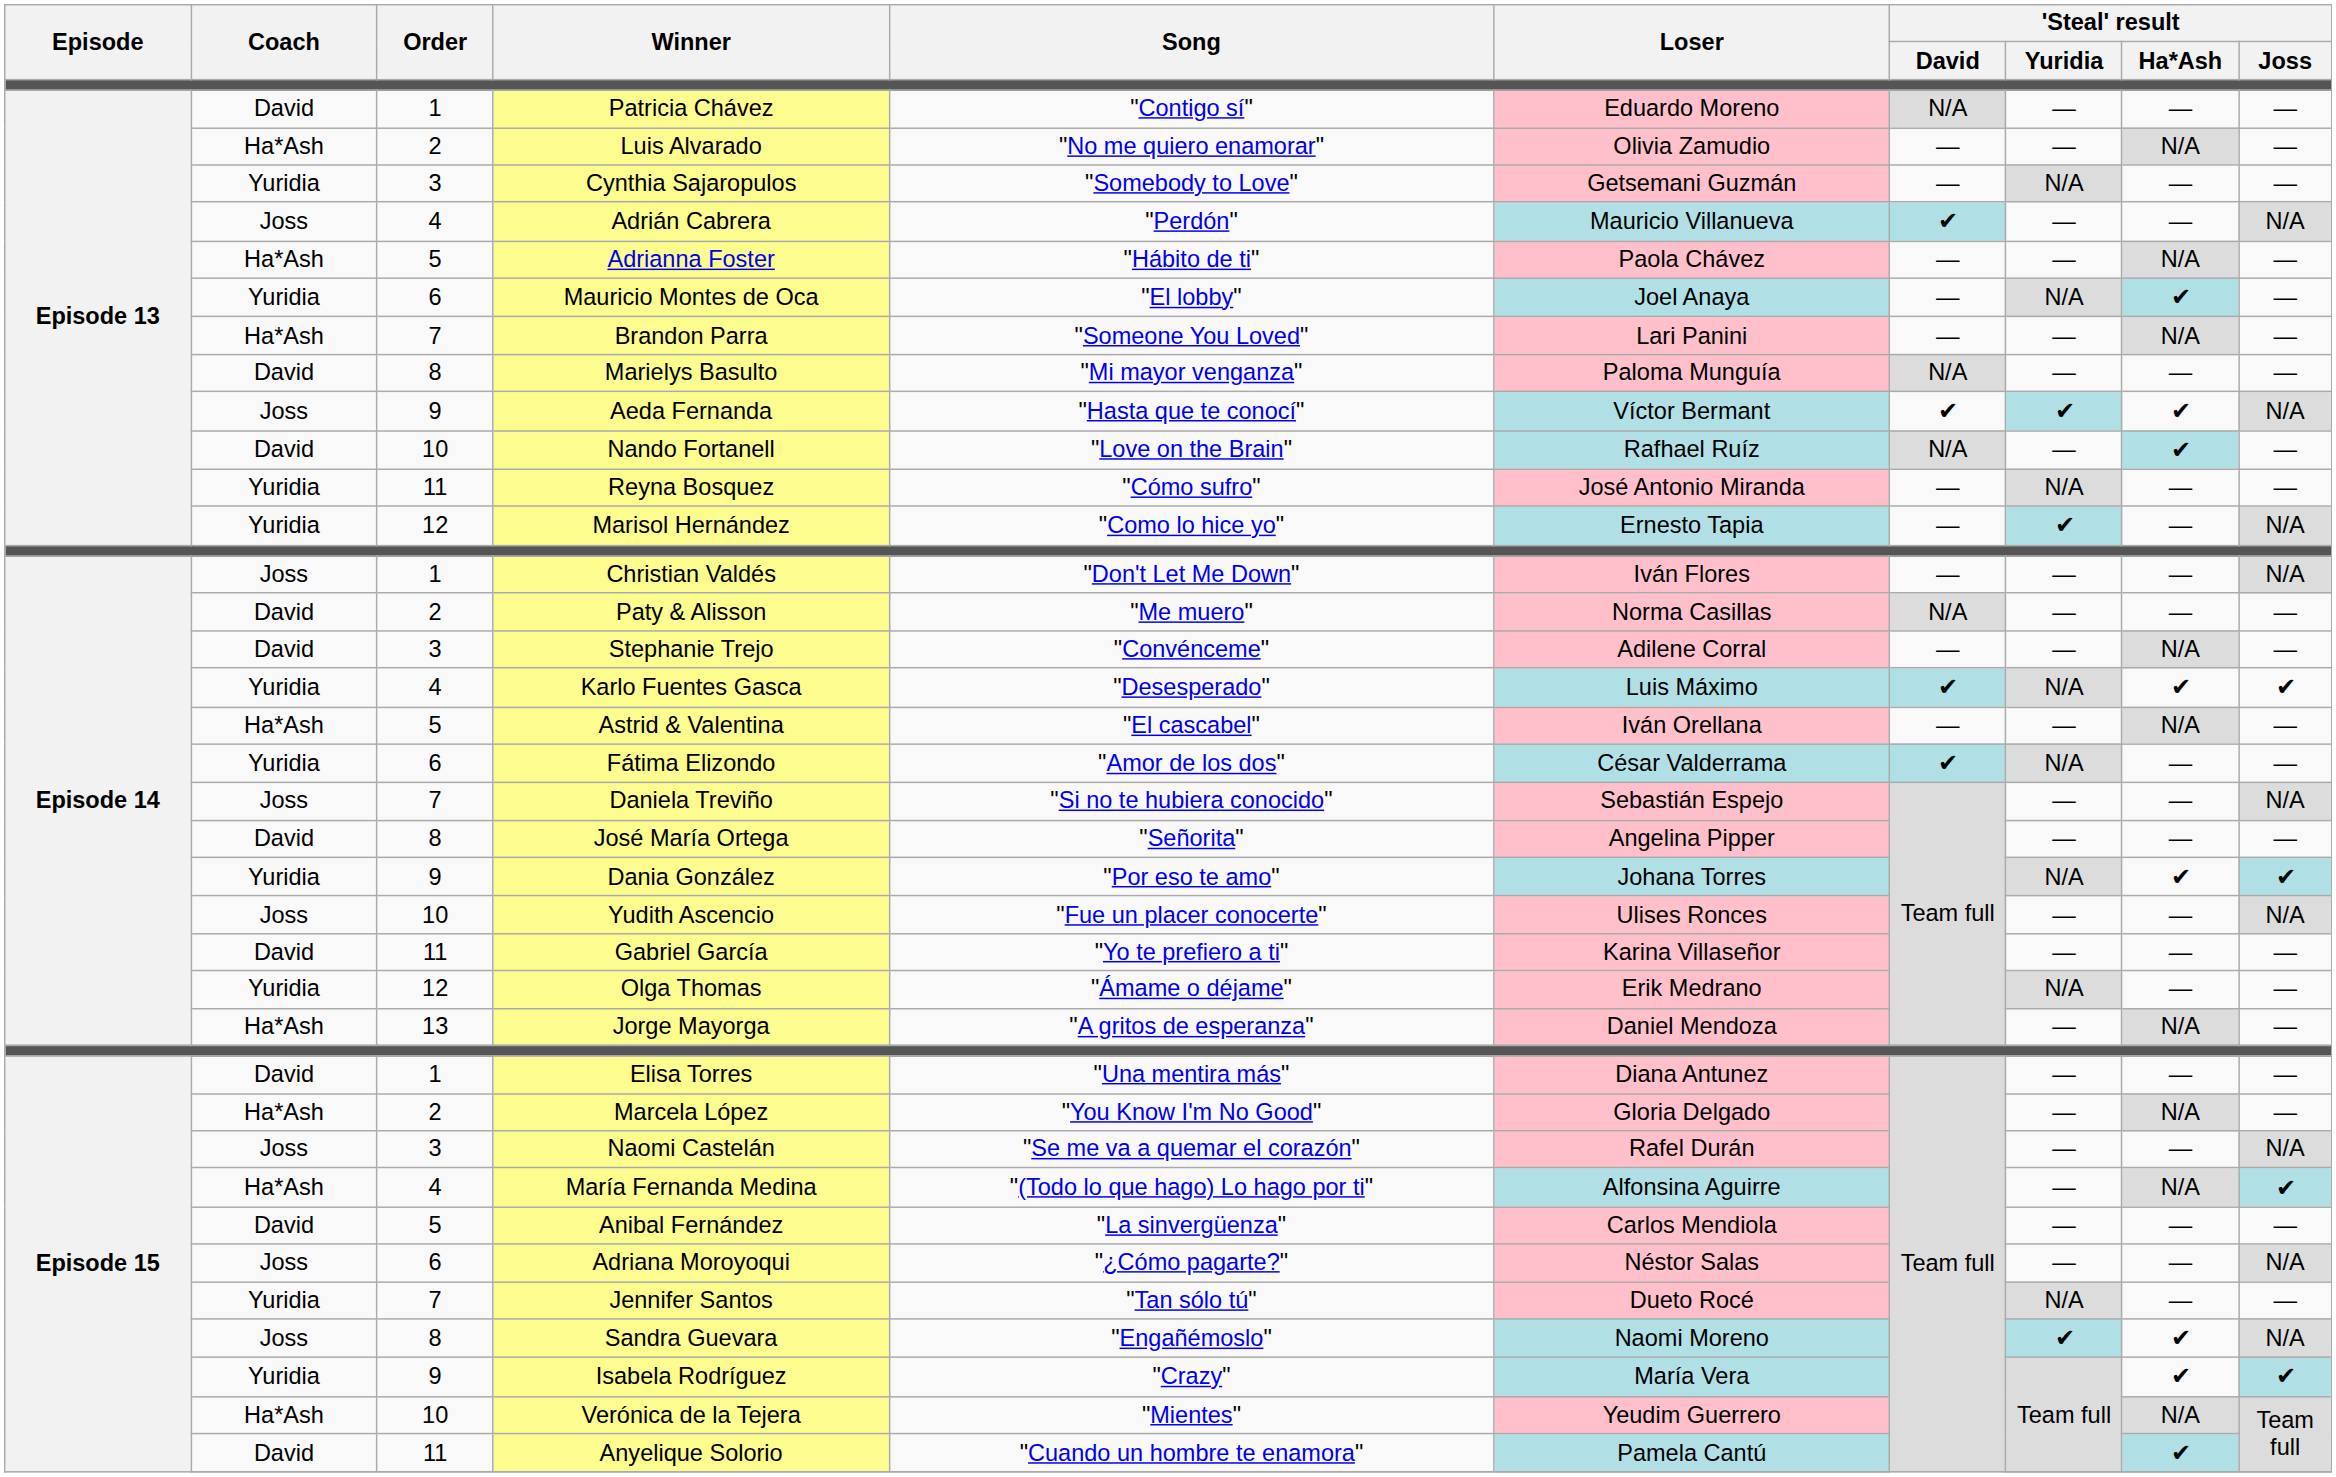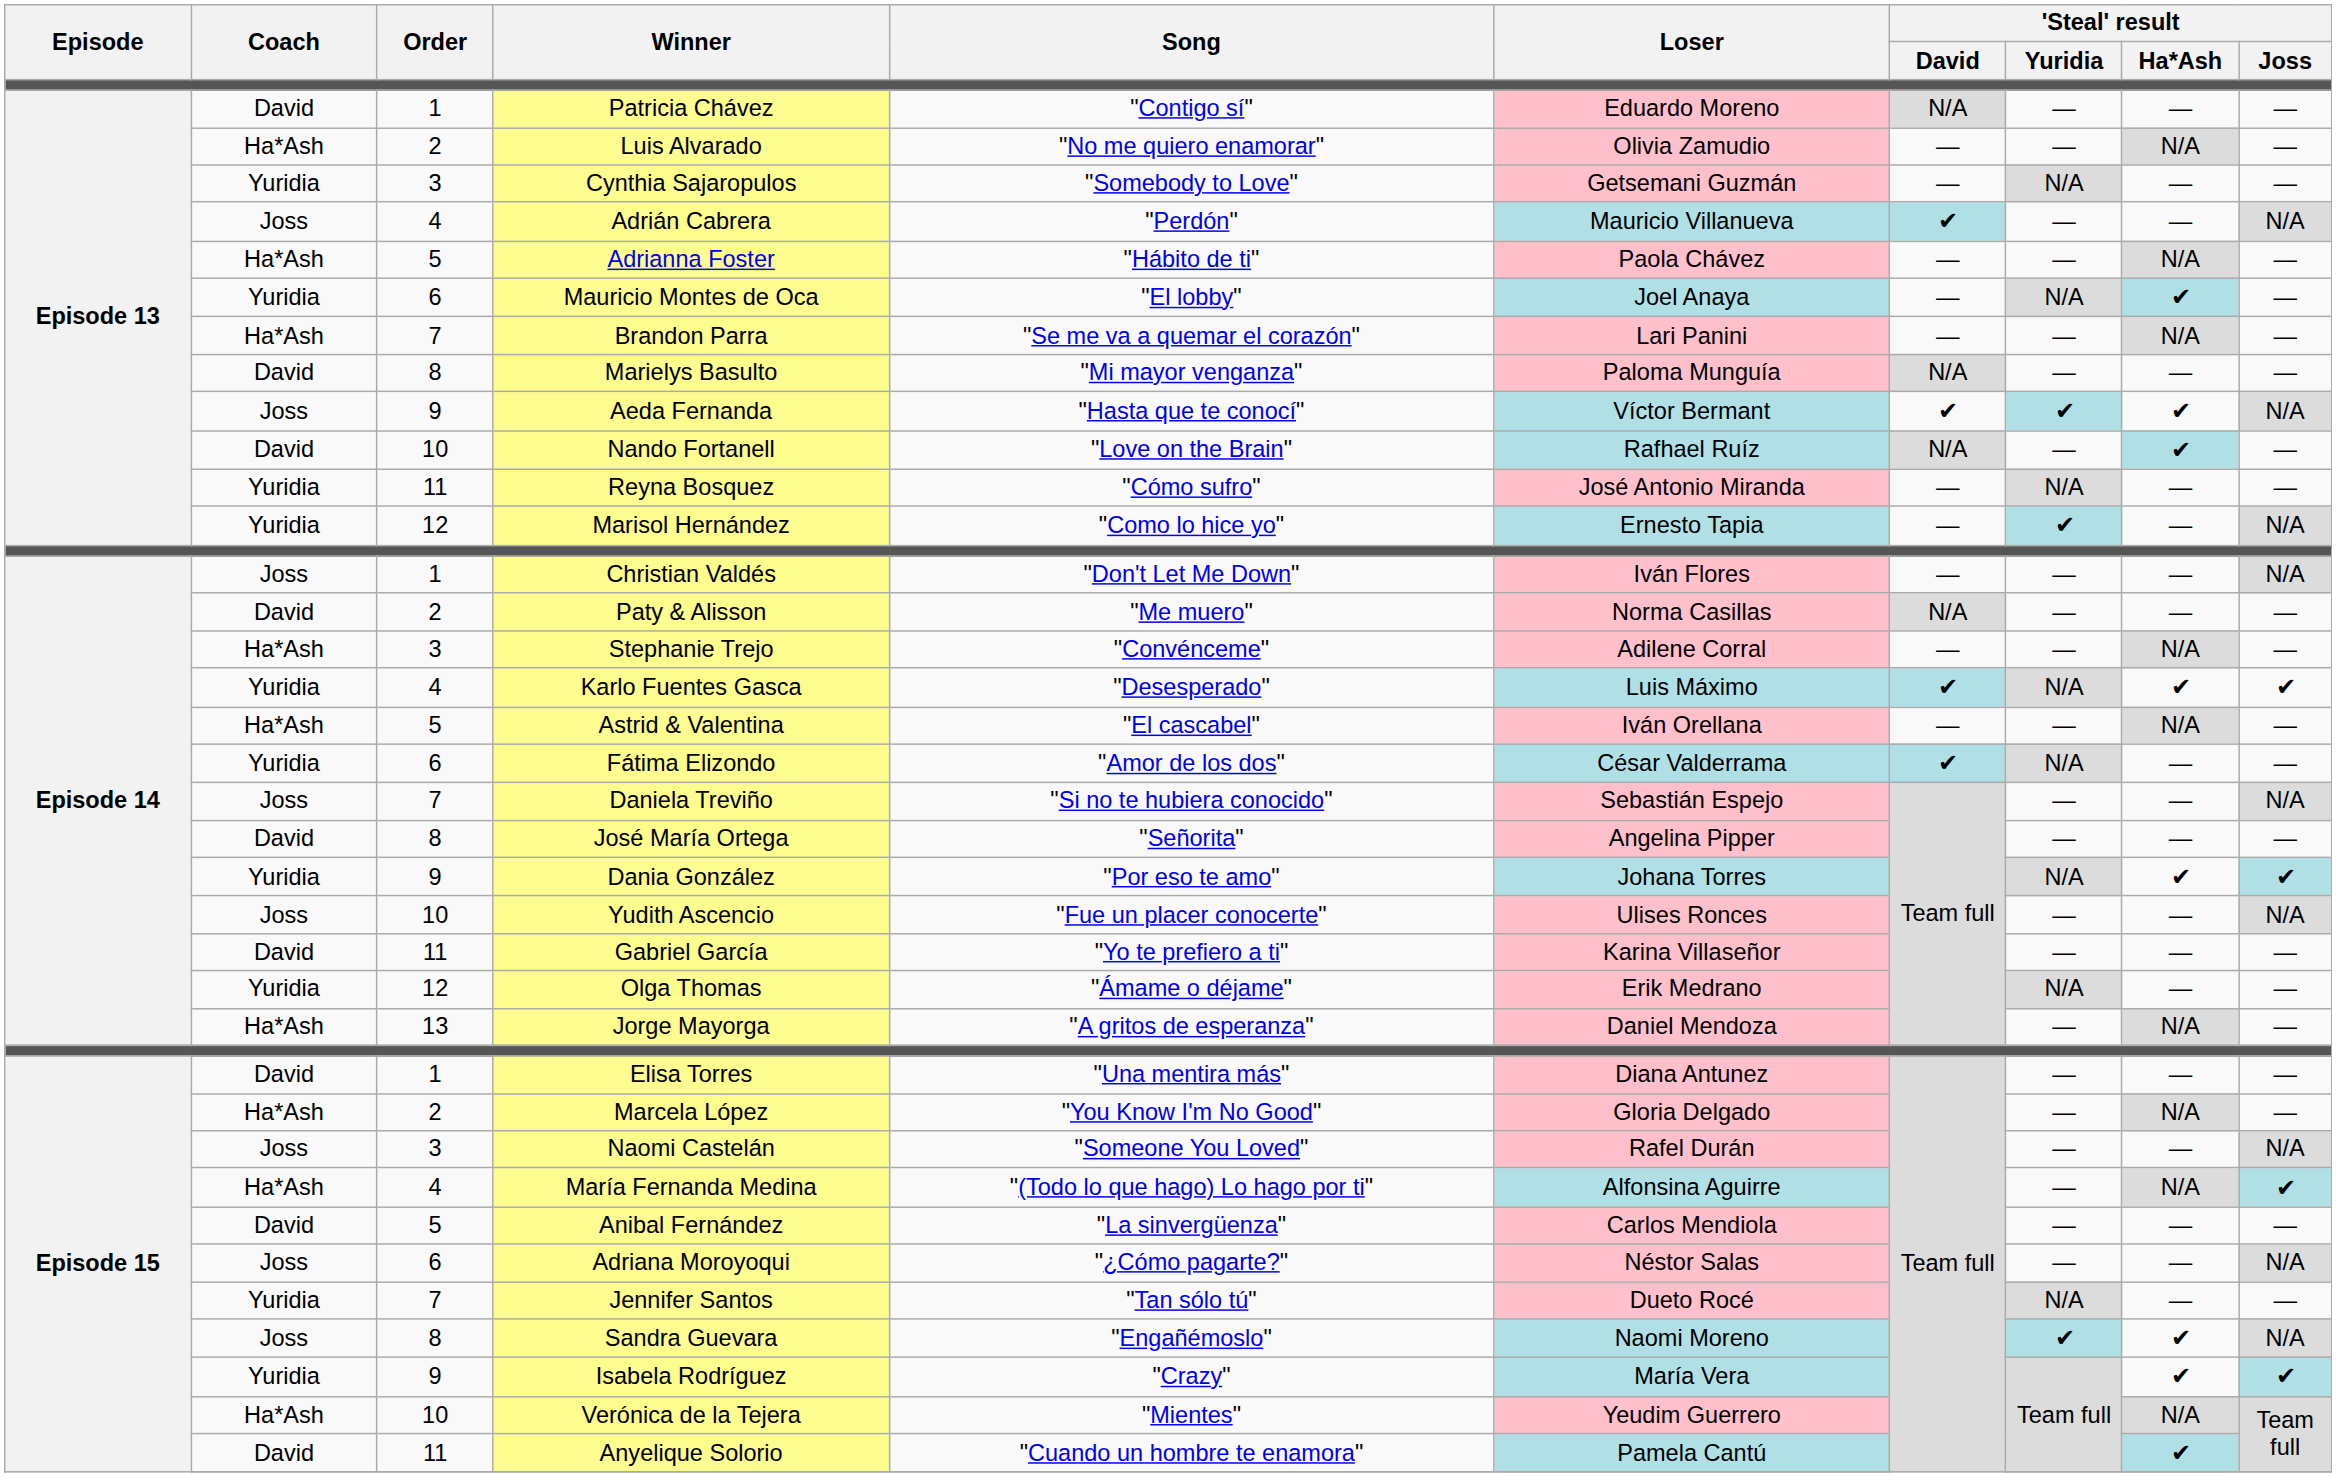(1191, 335) "Someone You Loved" -> (1191, 335) "Se me va a quemar el corazón"
(284, 649) David -> (284, 649) Ha*Ash
(1191, 1149) "Se me va a quemar el corazón" -> (1191, 1149) "Someone You Loved"
